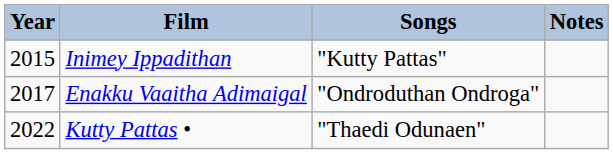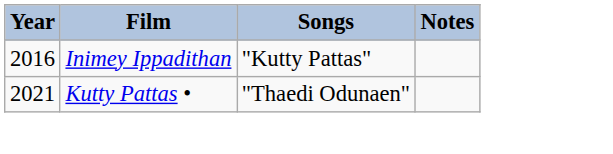(32, 58) 2015 -> (32, 58) 2016
- row: (186, 93)
(32, 129) 2022 -> (32, 93) 2021
